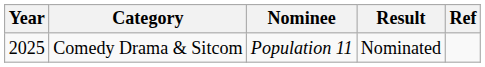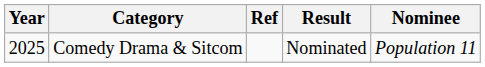columns swapped: (302, 18) <-> (463, 18)
